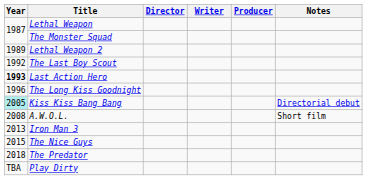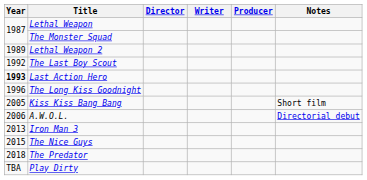(16, 103) paleturquoise background -> (16, 103) no background
(319, 103) Directorial debut -> (302, 103) Short film
(16, 116) 2008 -> (16, 116) 2006
(302, 116) Short film -> (319, 116) Directorial debut
